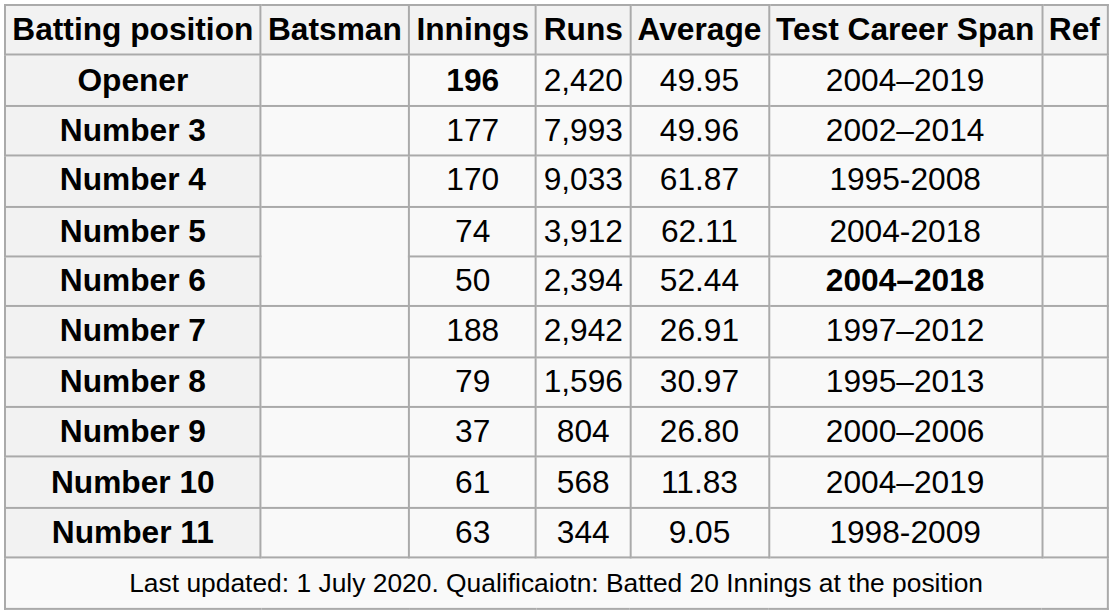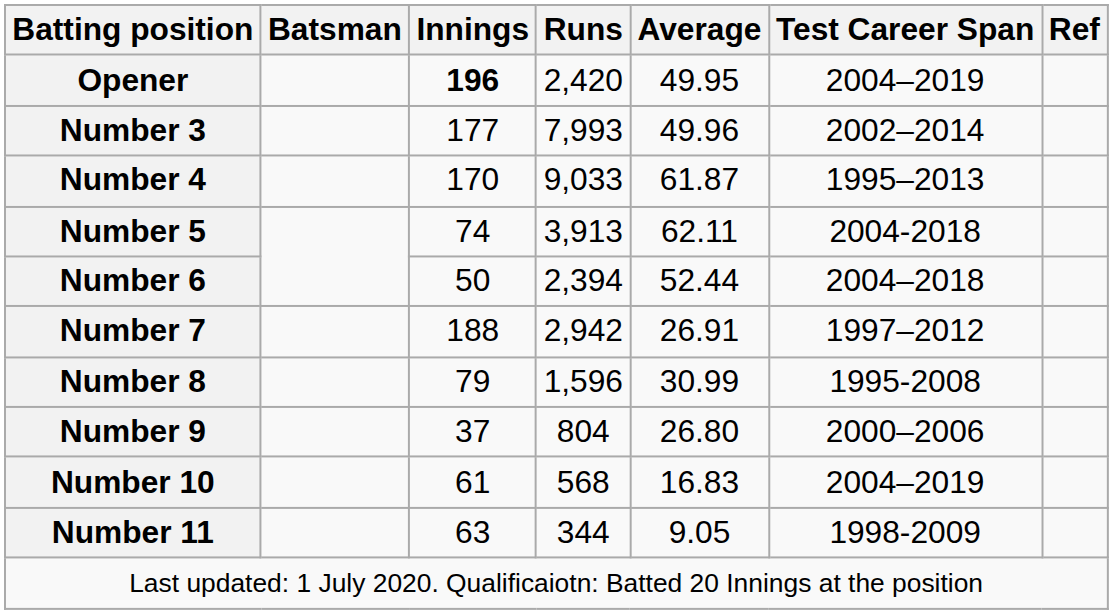(905, 180) 1995-2008 -> (905, 180) 1995–2013
(583, 230) 3,912 -> (583, 230) 3,913
(905, 280) bold -> (905, 280) normal
(699, 381) 30.97 -> (699, 381) 30.99
(905, 381) 1995–2013 -> (905, 381) 1995-2008
(699, 481) 11.83 -> (699, 481) 16.83
